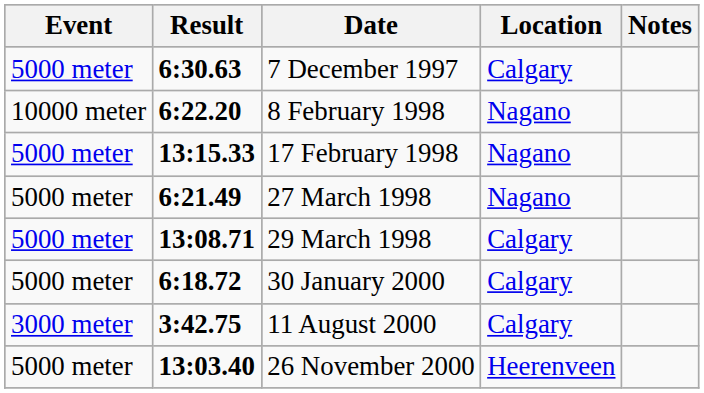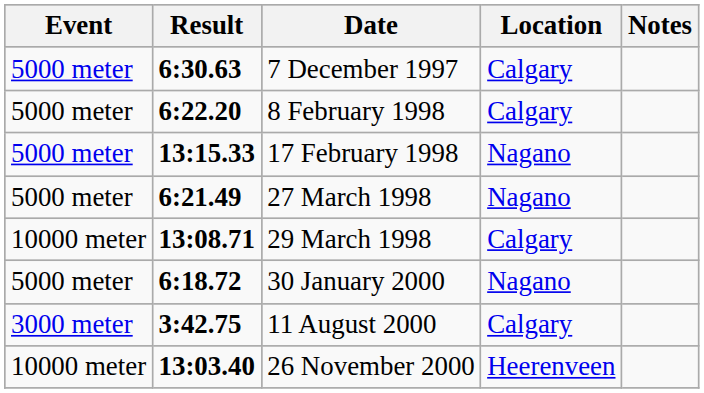(79, 111) 10000 meter -> (72, 111) 5000 meter
(529, 111) Nagano -> (530, 111) Calgary
(72, 238) 5000 meter -> (79, 238) 10000 meter
(530, 281) Calgary -> (529, 281) Nagano
(72, 366) 5000 meter -> (79, 366) 10000 meter
